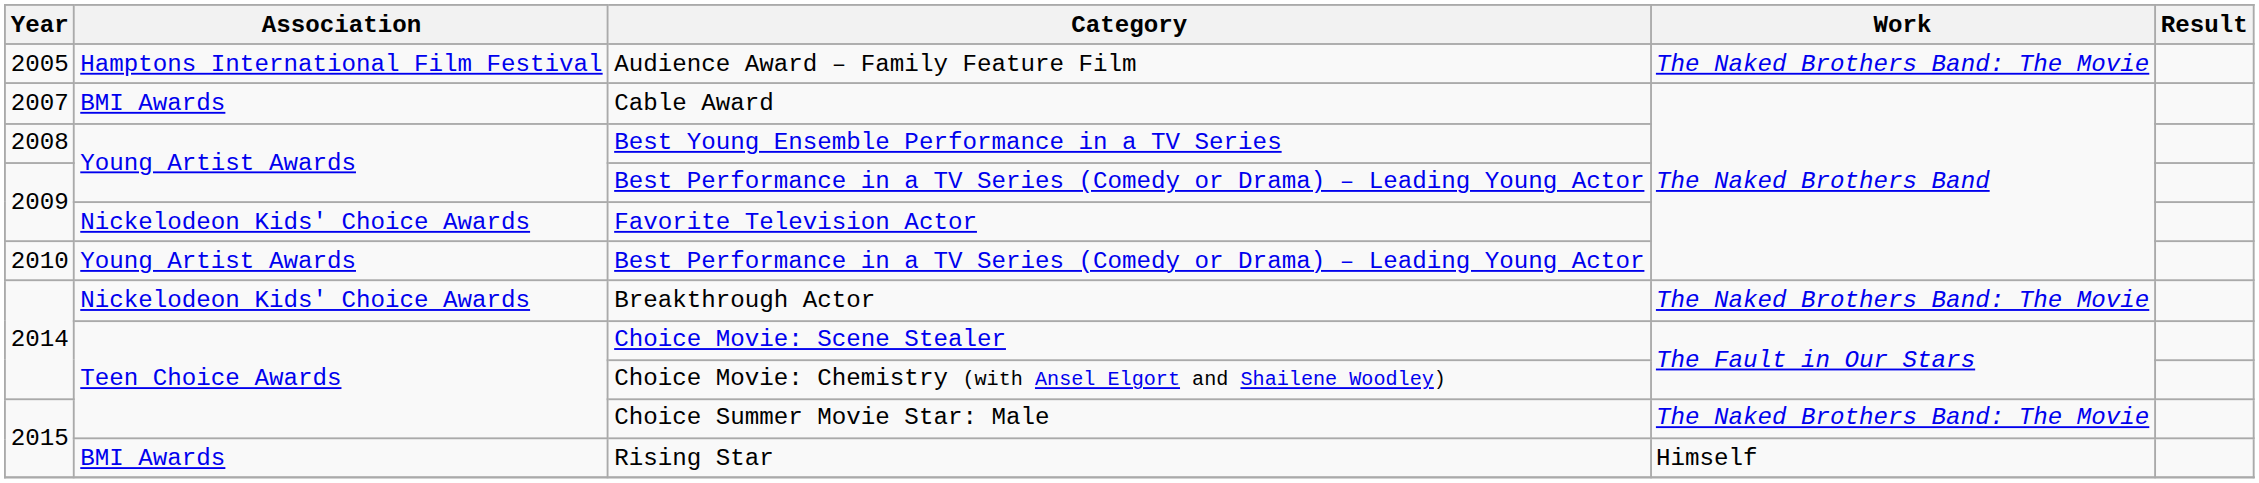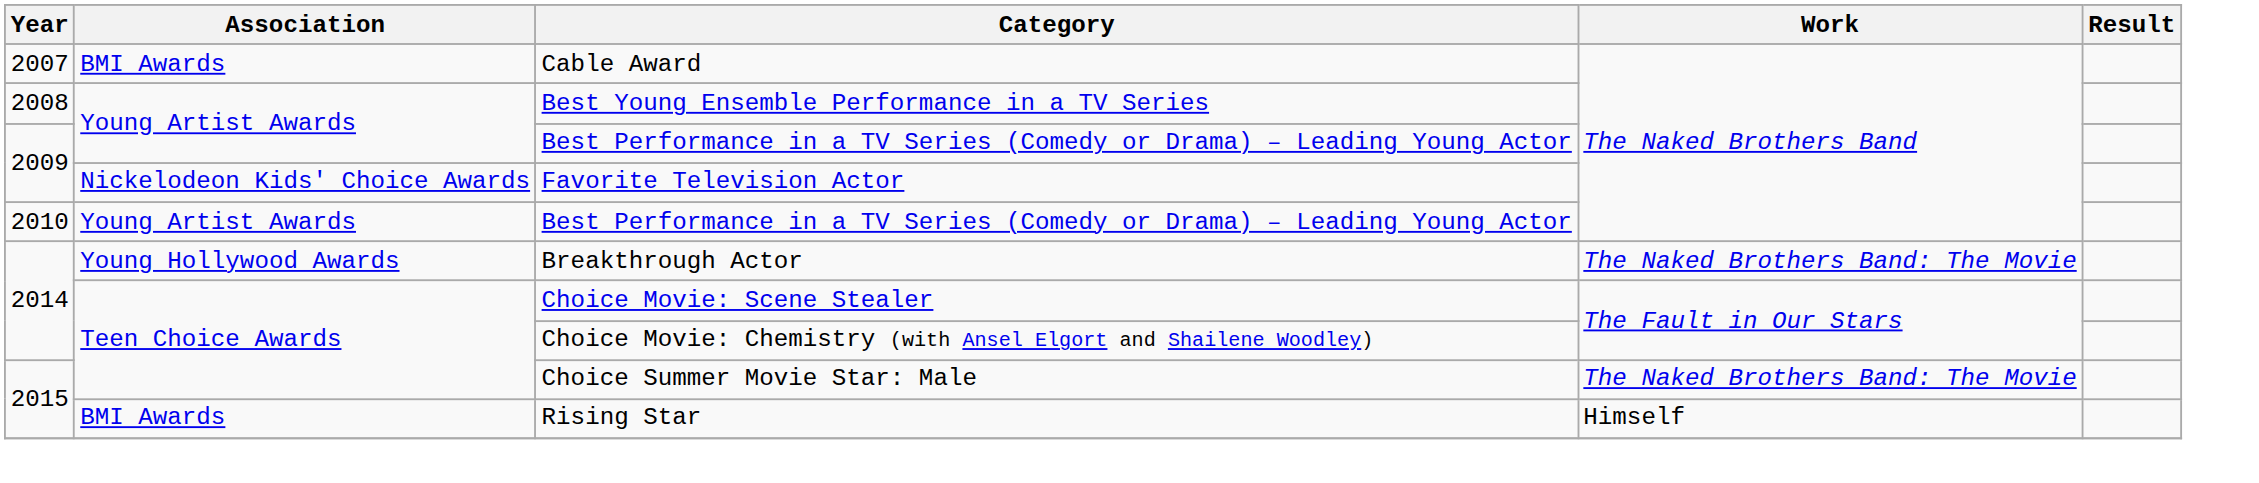- row: (40, 64)
(305, 300) Nickelodeon Kids' Choice Awards -> (240, 261) Young Hollywood Awards
